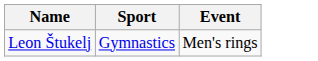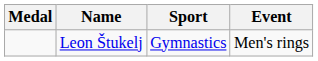+ column: (30, 17)
